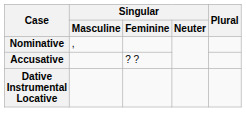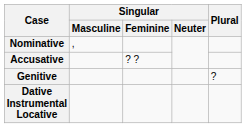+ row: (37, 76)
